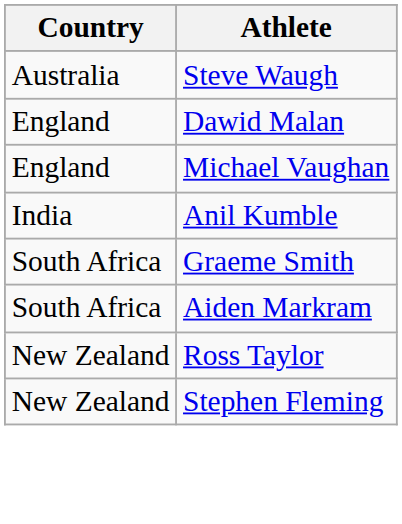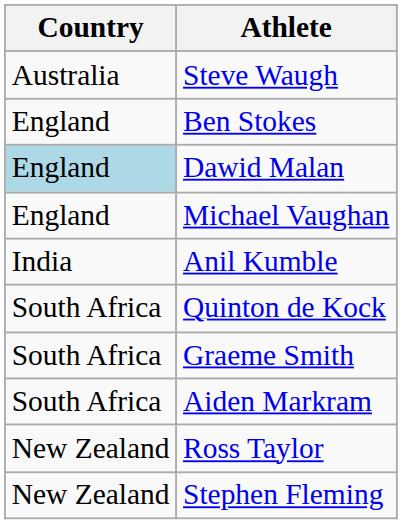+ row: (250, 121)
(61, 121) no background -> (61, 167) lightblue background
+ row: (284, 307)
